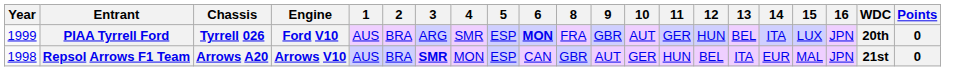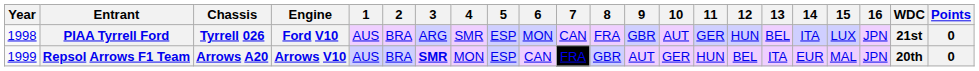+ column: (573, 14)
(22, 35) 1999 -> (22, 35) 1998
(538, 35) bold -> (538, 35) normal
(876, 35) 20th -> (909, 35) 21st
(22, 56) 1998 -> (22, 56) 1999
(876, 56) 21st -> (909, 56) 20th
